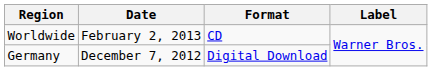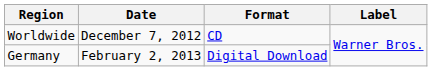(141, 35) February 2, 2013 -> (141, 35) December 7, 2012
(141, 55) December 7, 2012 -> (141, 55) February 2, 2013
